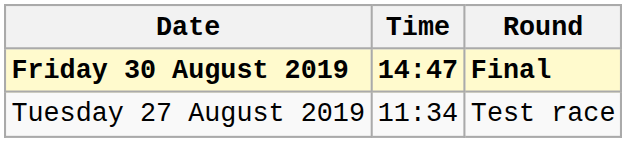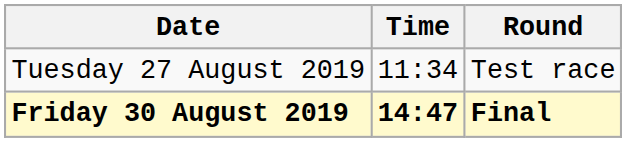rows swapped: (188, 114) <-> (180, 70)
